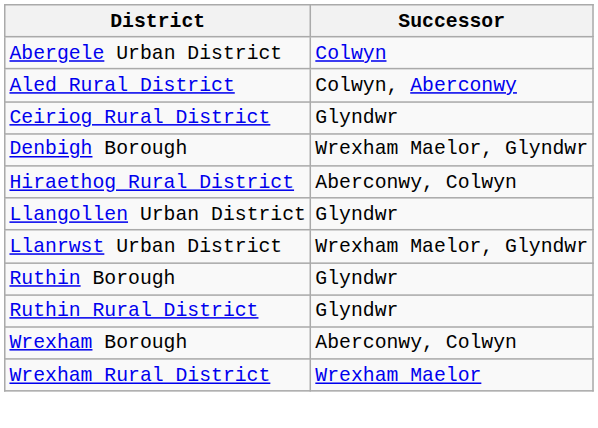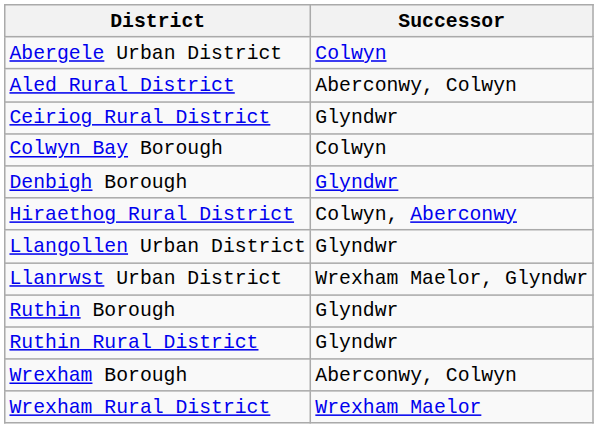(416, 85) Colwyn, Aberconwy -> (416, 85) Aberconwy, Colwyn
+ row: (116, 150)
(452, 150) Wrexham Maelor, Glyndwr -> (357, 182) Glyndwr
(416, 182) Aberconwy, Colwyn -> (416, 214) Colwyn, Aberconwy
